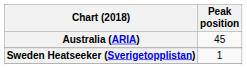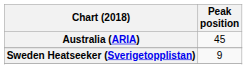(220, 55) 1 -> (220, 55) 9
